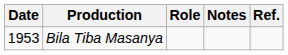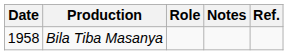(24, 38) 1953 -> (24, 38) 1958
